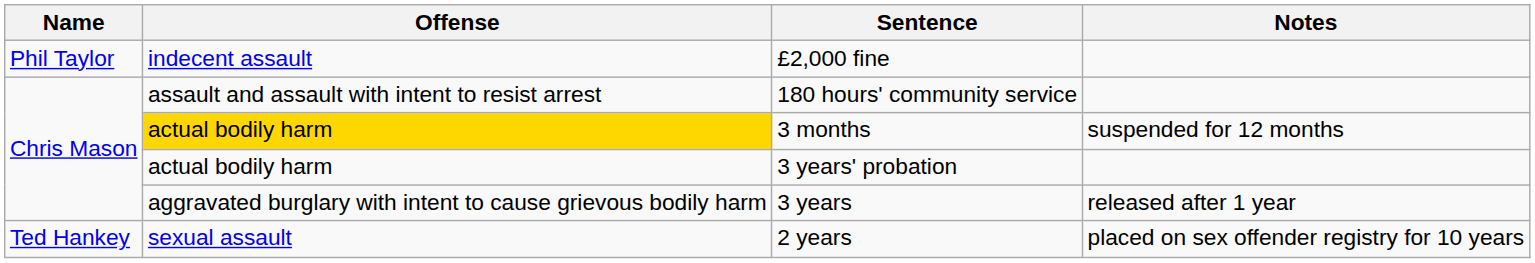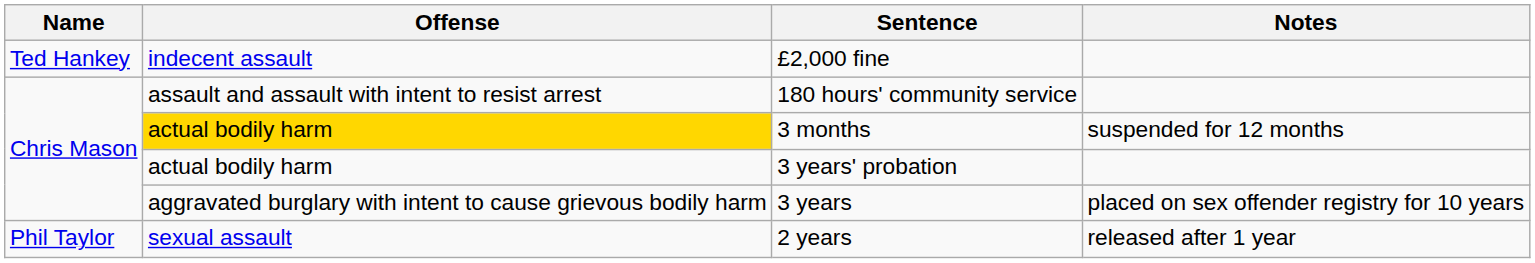(62, 58) Phil Taylor -> (70, 58) Ted Hankey
(1192, 202) released after 1 year -> (1306, 202) placed on sex offender registry for 10 years
(70, 238) Ted Hankey -> (62, 238) Phil Taylor
(1306, 238) placed on sex offender registry for 10 years -> (1192, 238) released after 1 year
